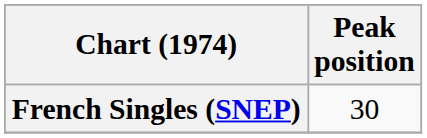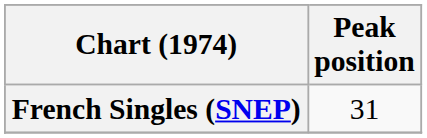(364, 108) 30 -> (364, 108) 31
